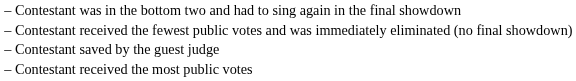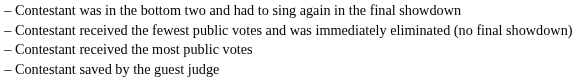rows swapped: (117, 49) <-> (134, 69)
